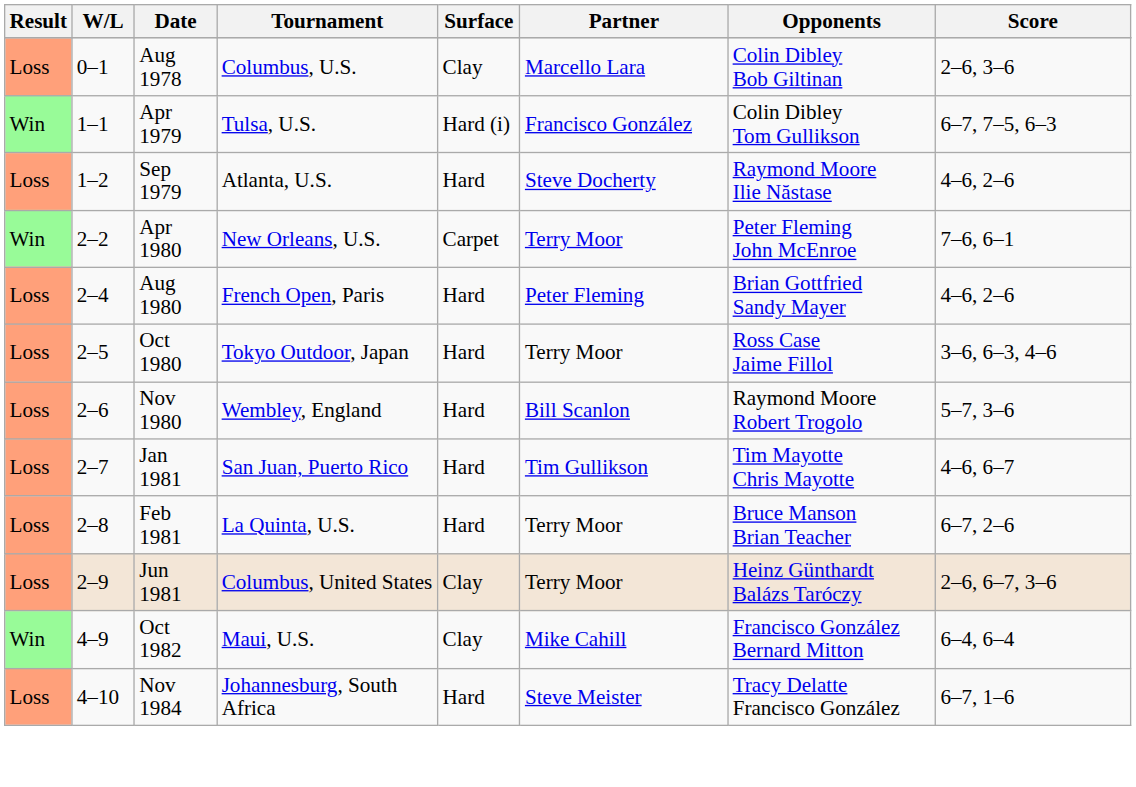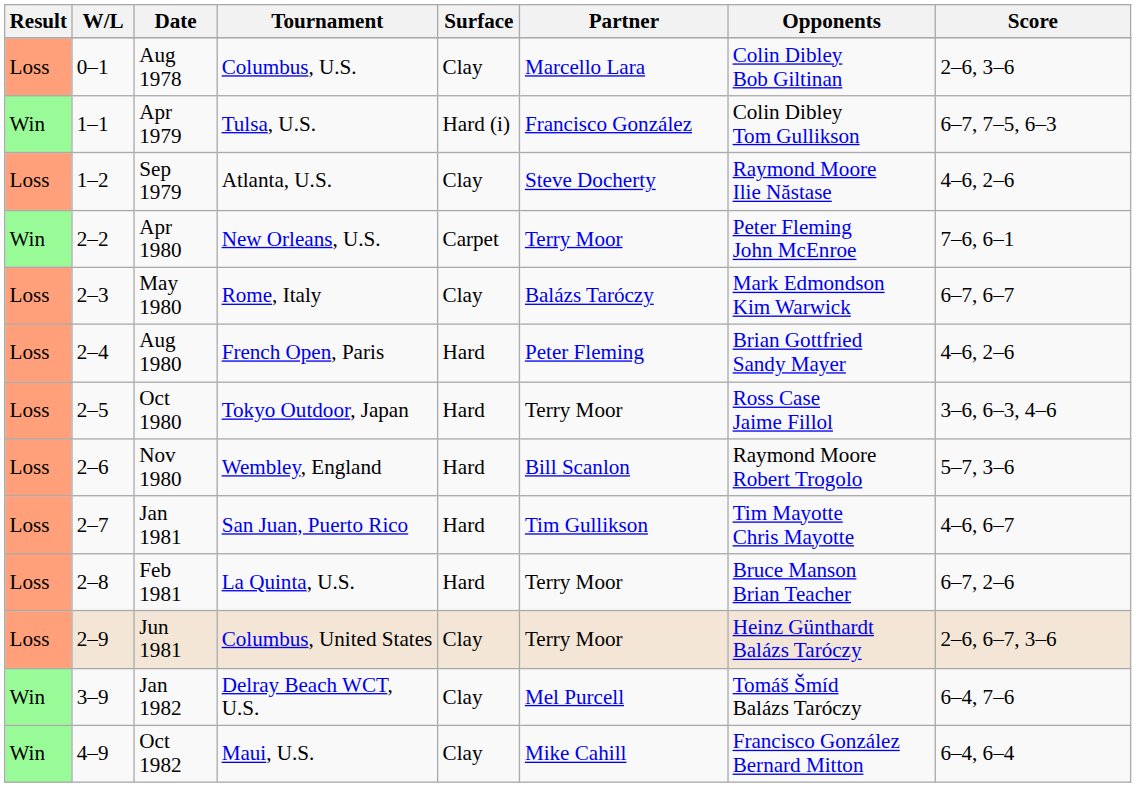(464, 181) Hard -> (463, 181) Clay
+ row: (160, 295)
+ row: (160, 696)
- row: (160, 696)
